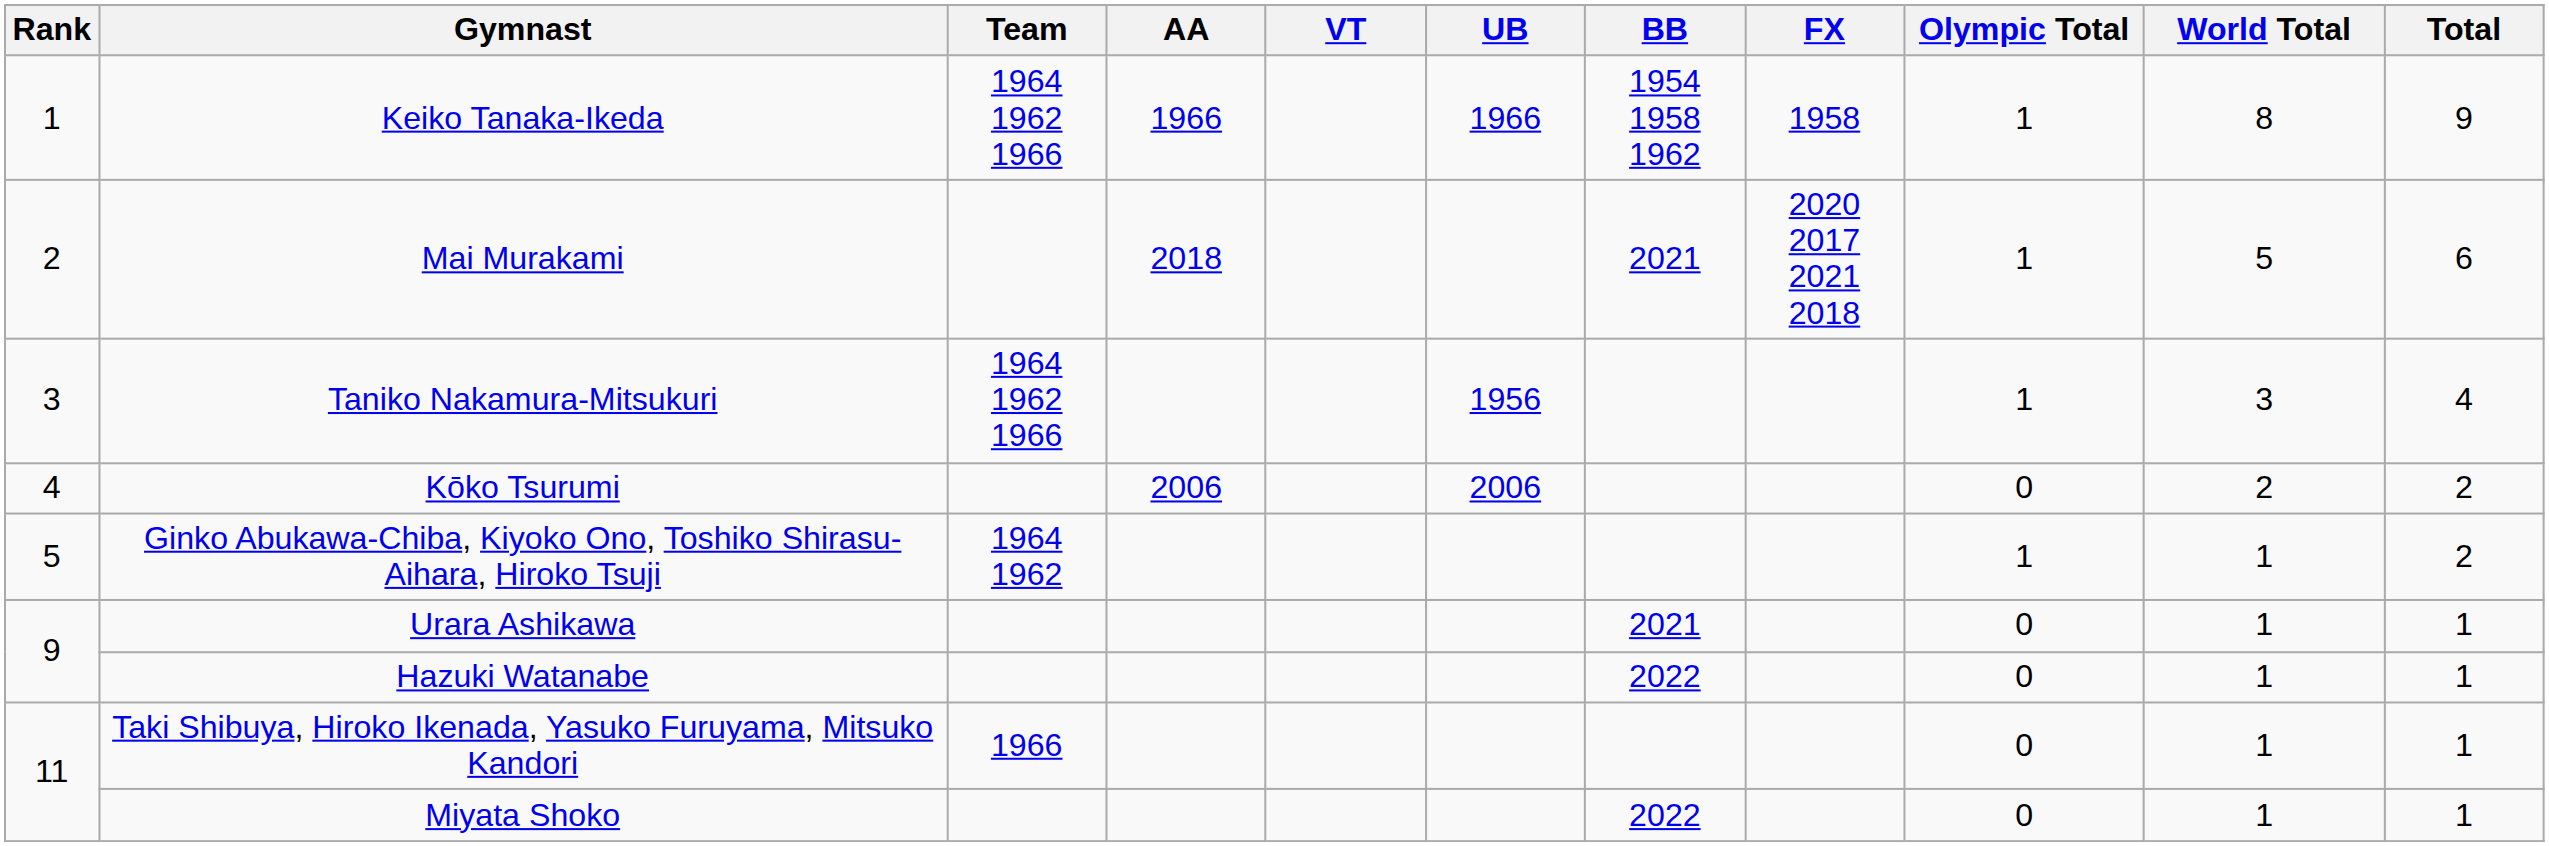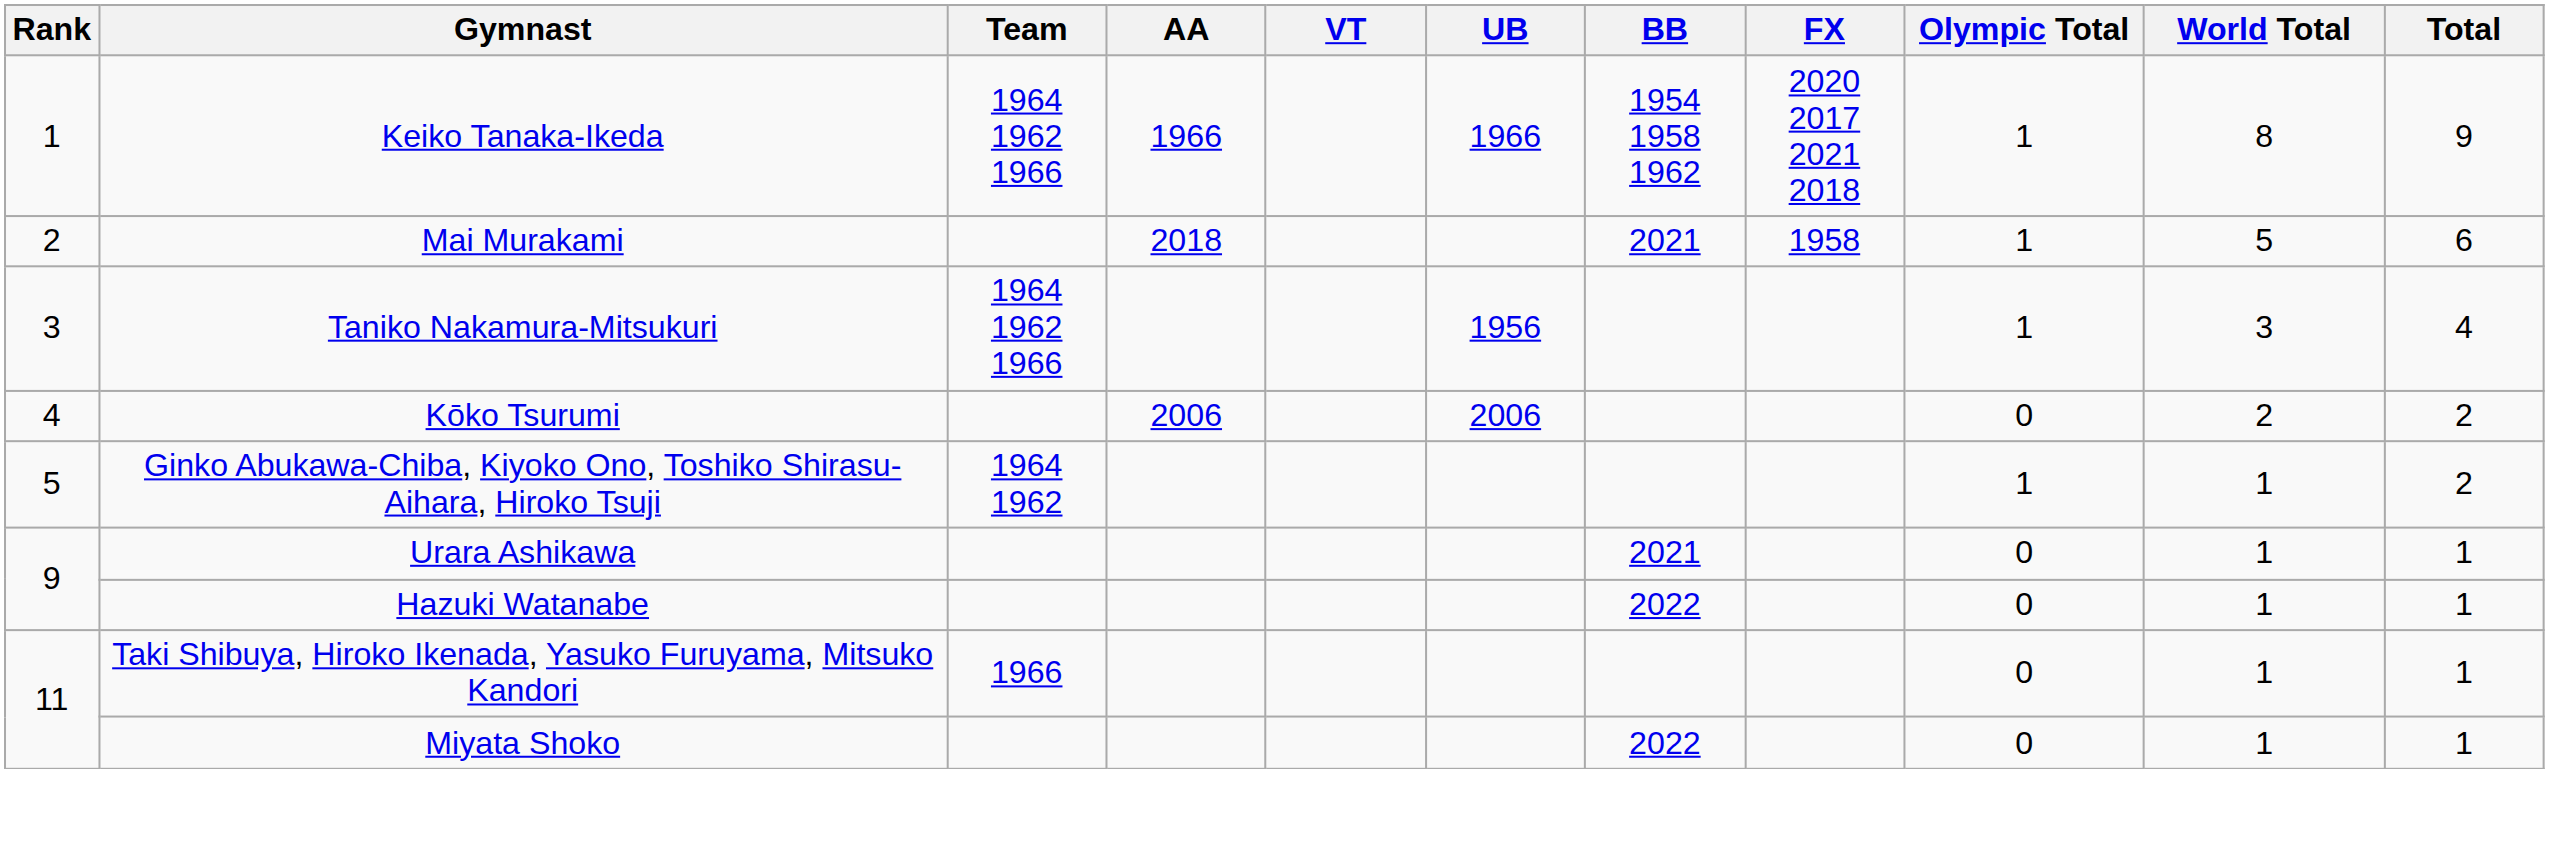(1824, 117) 1958 -> (1824, 135) 2020 2017 2021 2018
(1824, 258) 2020 2017 2021 2018 -> (1824, 240) 1958
